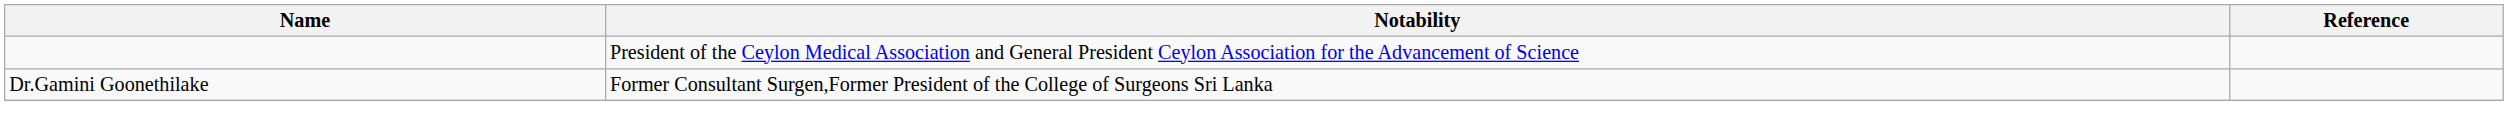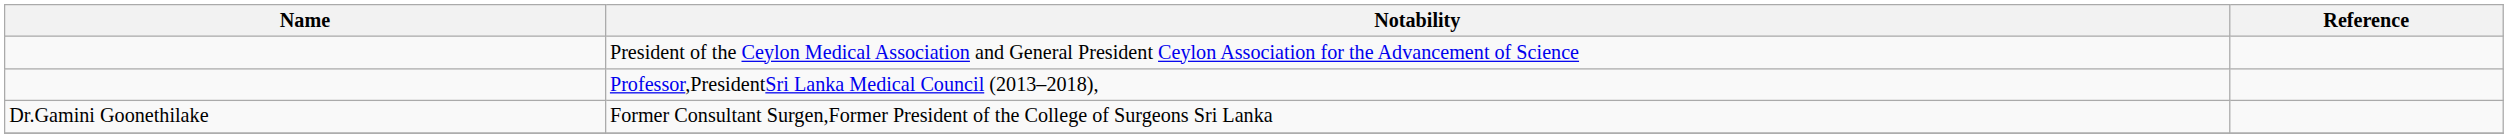+ row: (854, 84)
